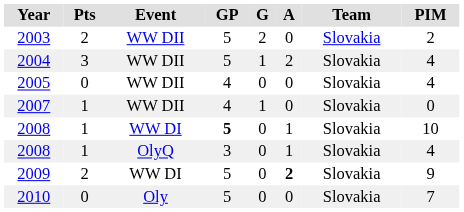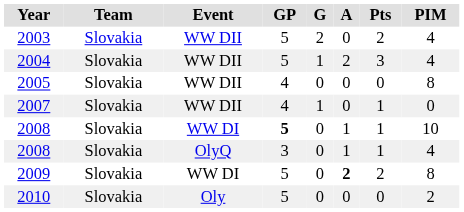columns swapped: (352, 15) <-> (85, 15)
(431, 37) 2 -> (431, 37) 4
(431, 83) 4 -> (431, 83) 8
(431, 173) 9 -> (431, 173) 8
(431, 196) 7 -> (431, 196) 2
